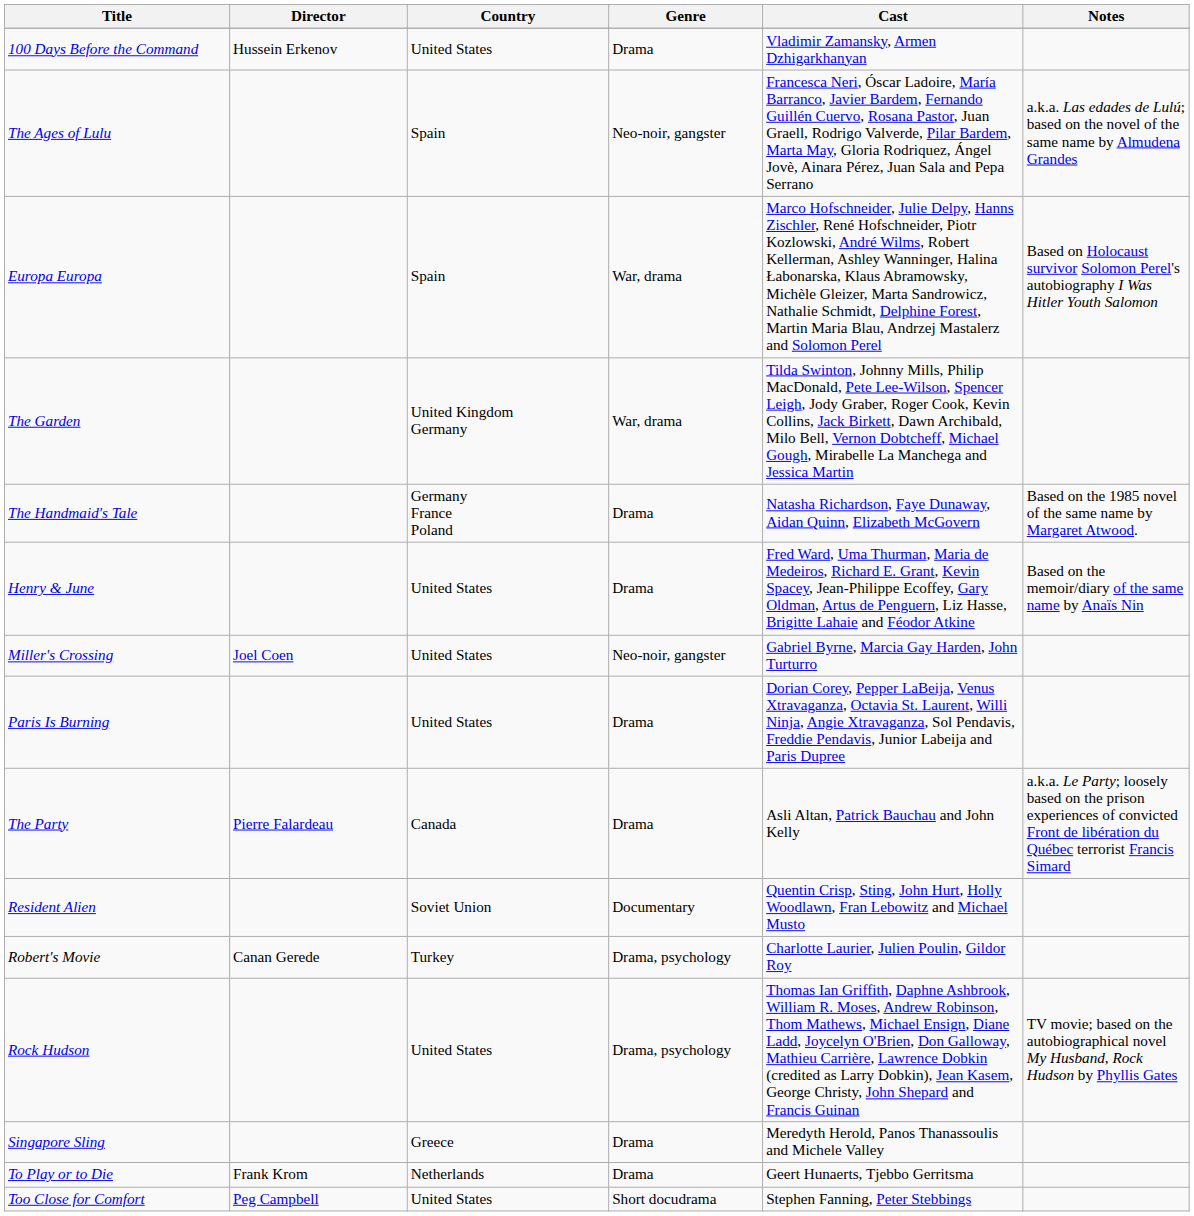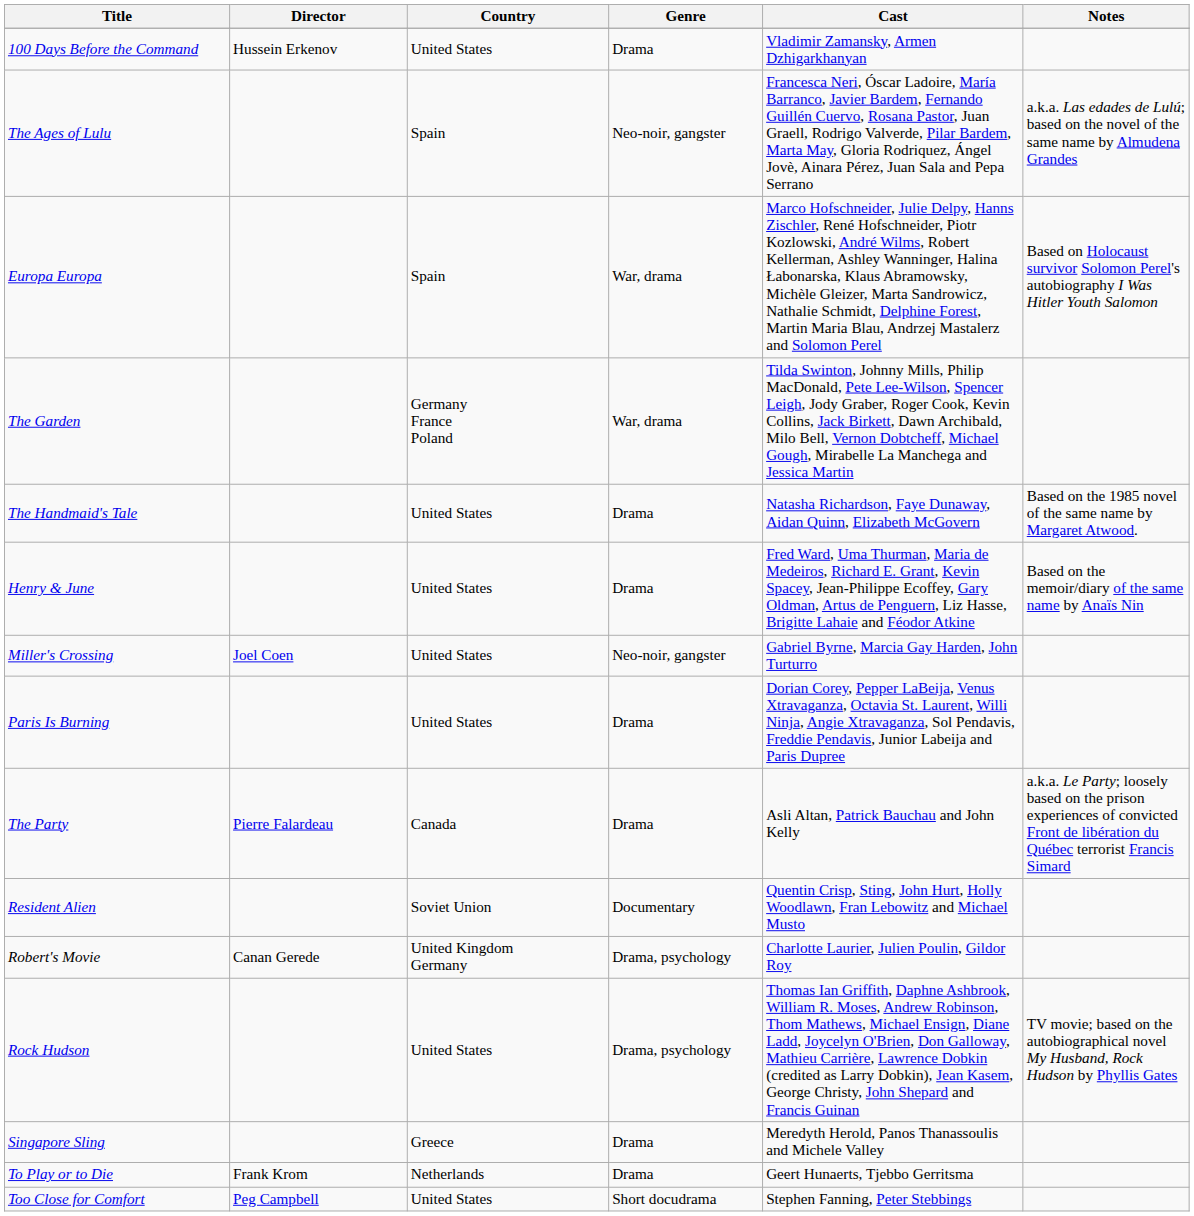(462, 420) United Kingdom Germany -> (439, 420) Germany France Poland
(439, 513) Germany France Poland -> (451, 513) United States
(432, 957) Turkey -> (462, 957) United Kingdom Germany
